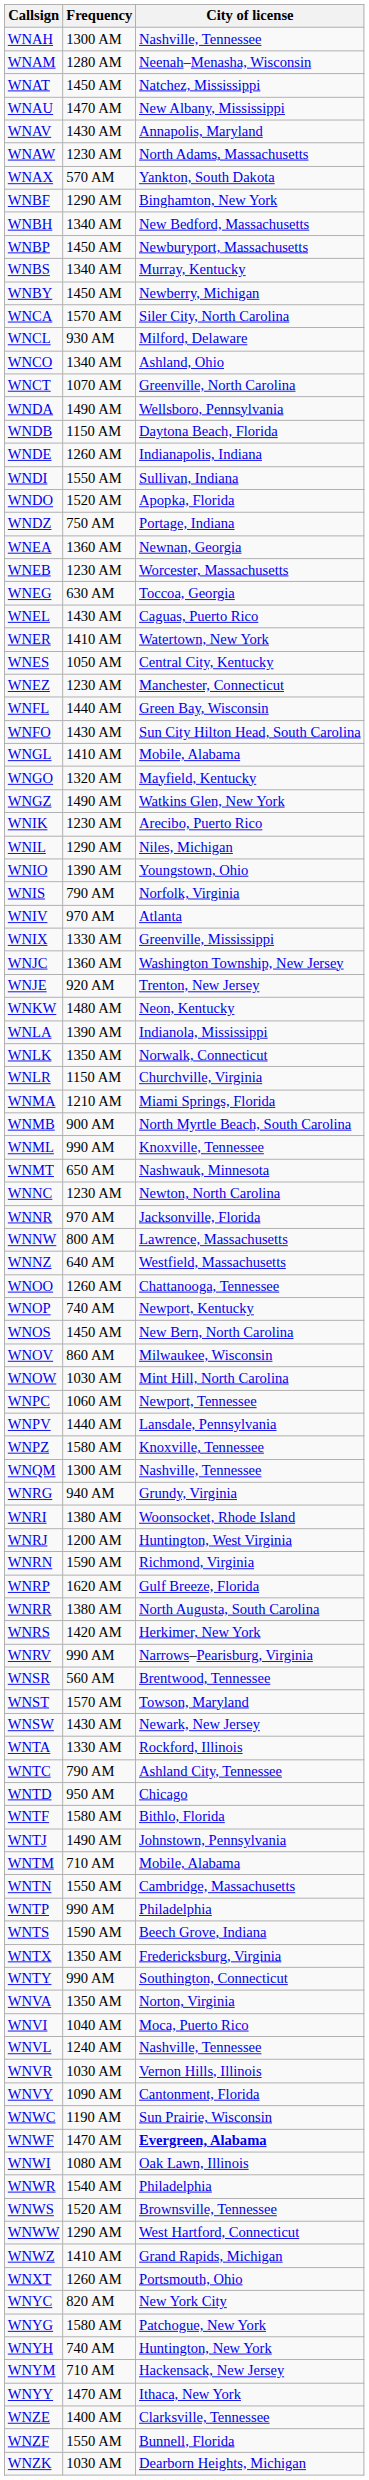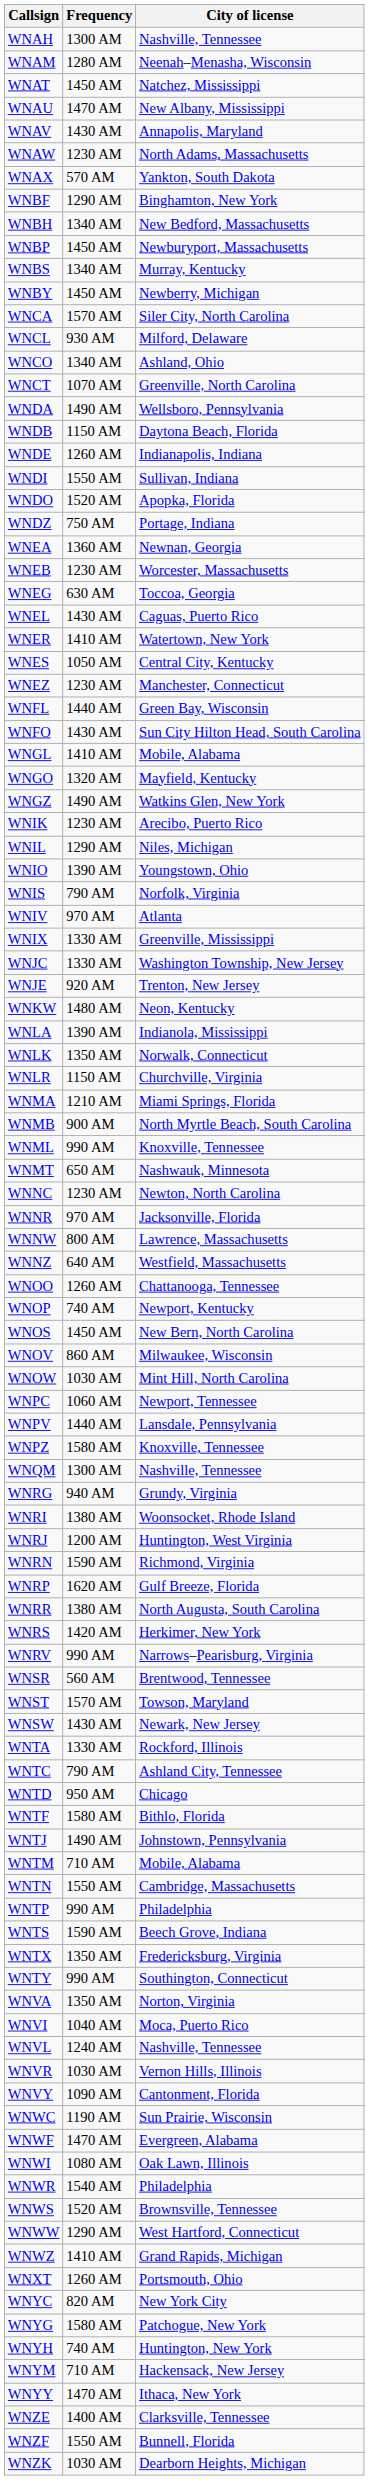(94, 962) 1360 AM -> (94, 962) 1330 AM
(203, 2140) bold -> (198, 2140) normal
